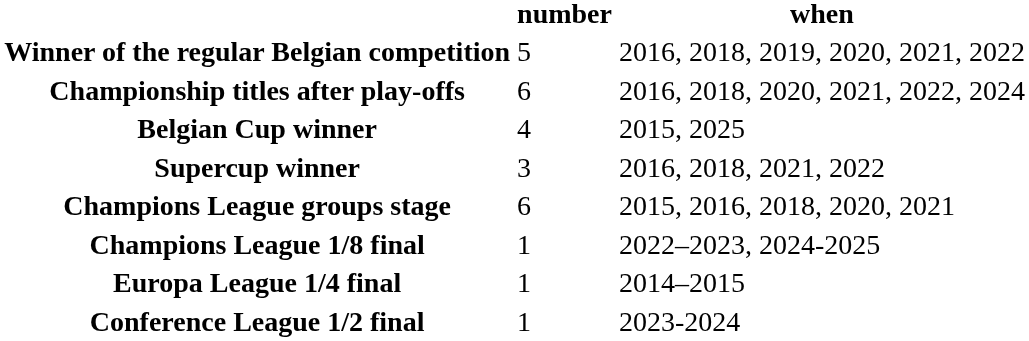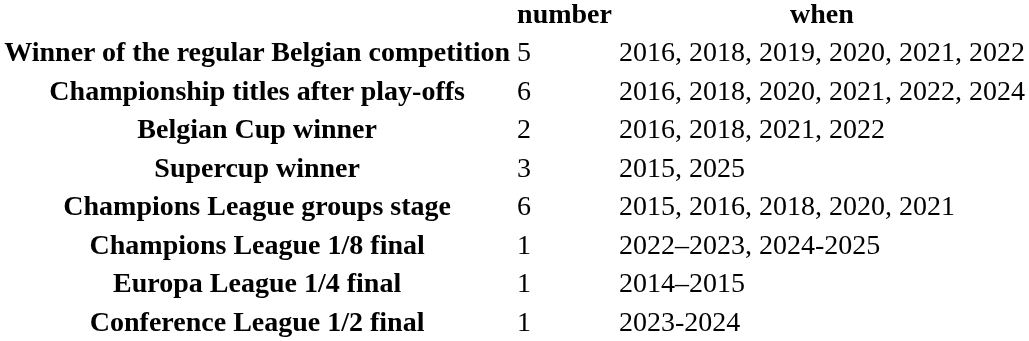(524, 129) 4 -> (524, 129) 2
(682, 129) 2015, 2025 -> (752, 129) 2016, 2018, 2021, 2022
(752, 167) 2016, 2018, 2021, 2022 -> (682, 167) 2015, 2025
